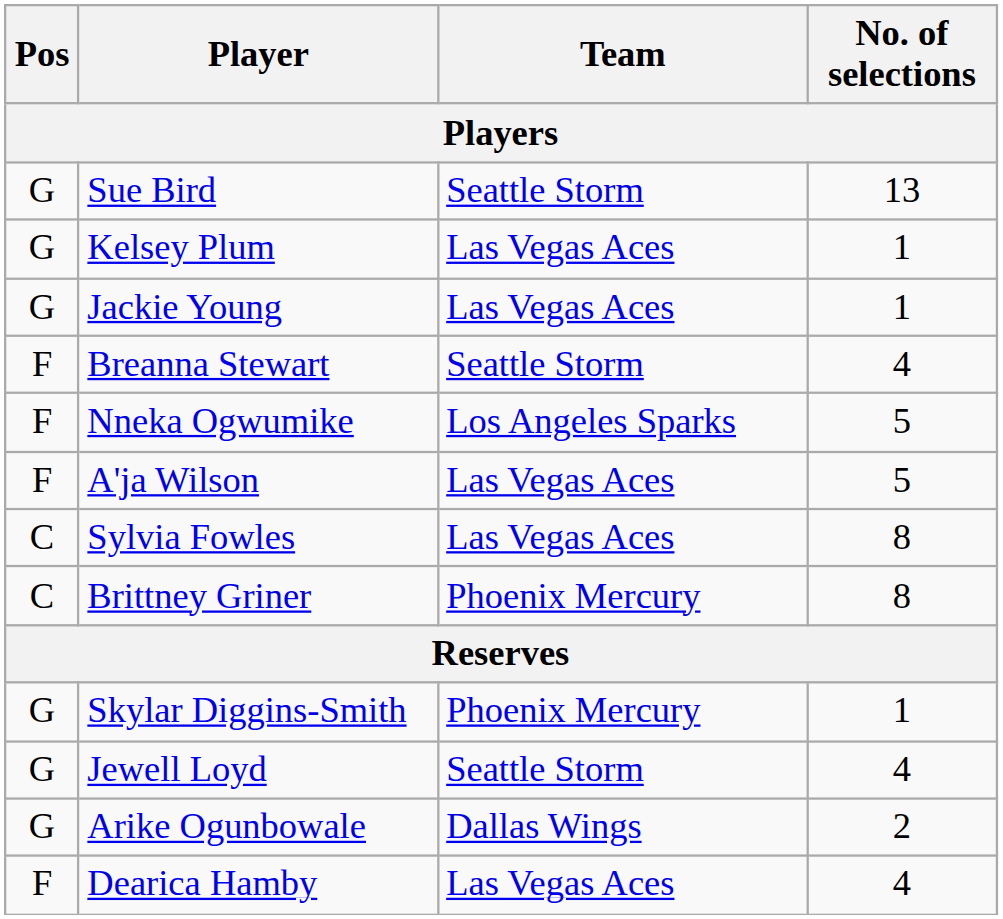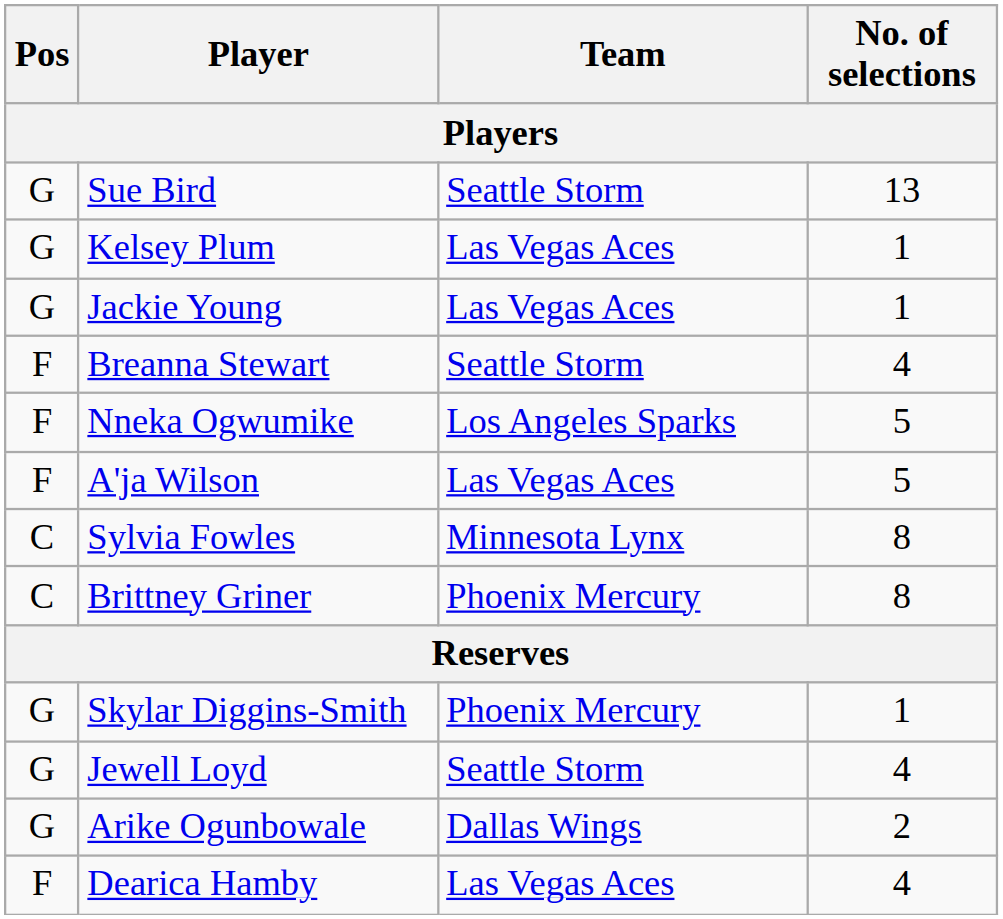(560, 537) Las Vegas Aces -> (565, 537) Minnesota Lynx
